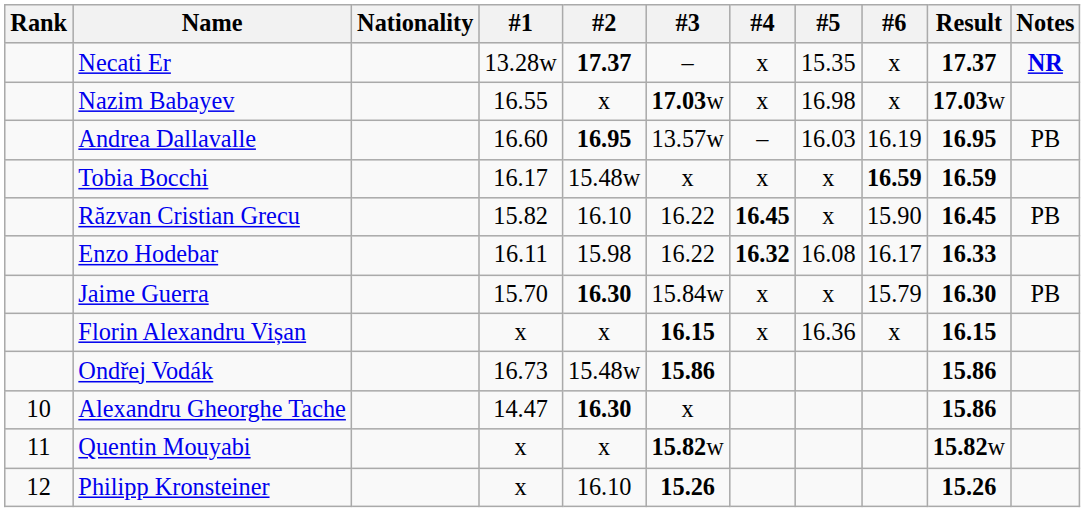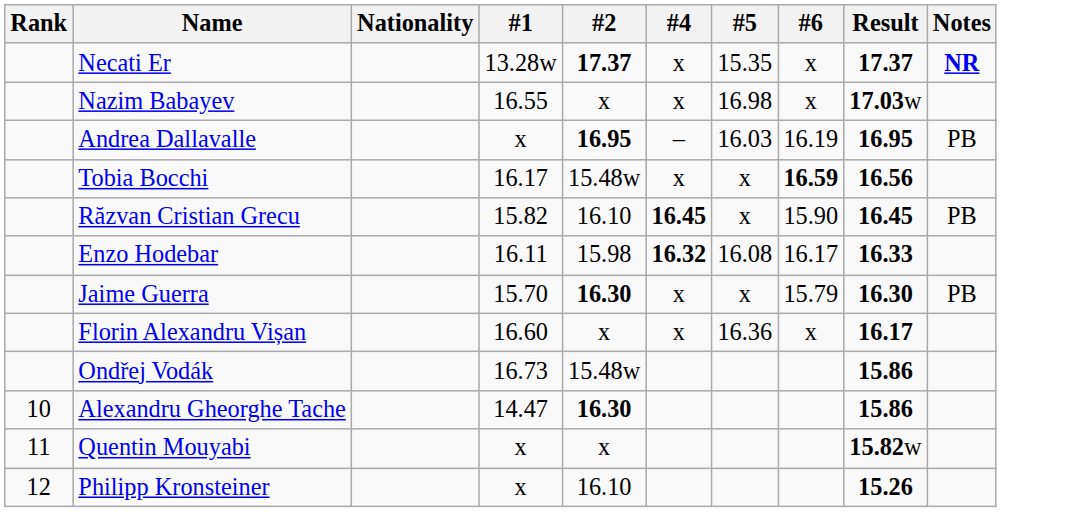- column: (688, 23)
(521, 139) 16.60 -> (521, 139) x
(969, 178) 16.59 -> (885, 178) 16.56
(521, 332) x -> (521, 332) 16.60
(969, 332) 16.15 -> (885, 332) 16.17
